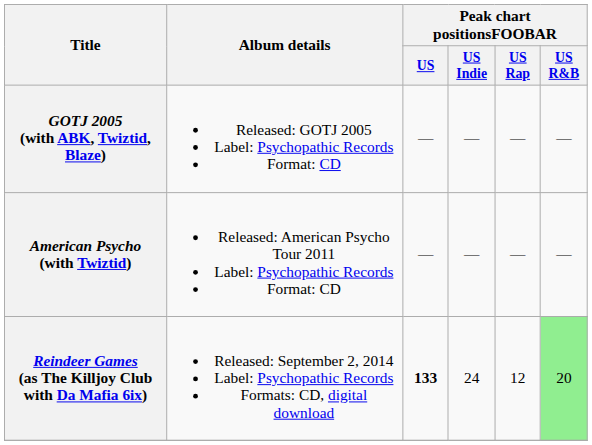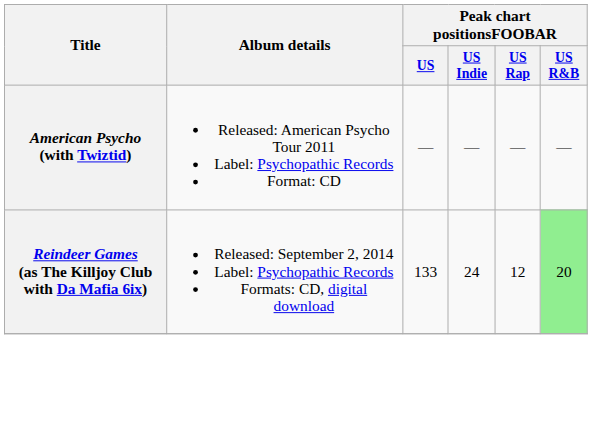- row: (85, 138)
(426, 378) bold -> (426, 271) normal
